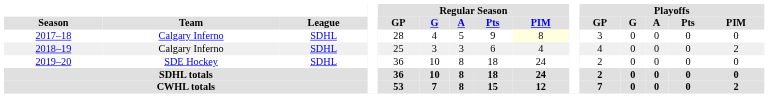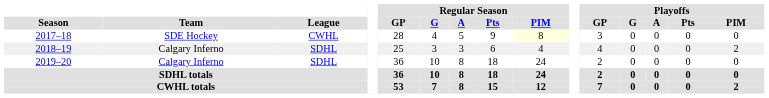(191, 36) Calgary Inferno -> (191, 36) SDE Hockey
(324, 36) SDHL -> (324, 36) CWHL
(191, 61) SDE Hockey -> (191, 61) Calgary Inferno
